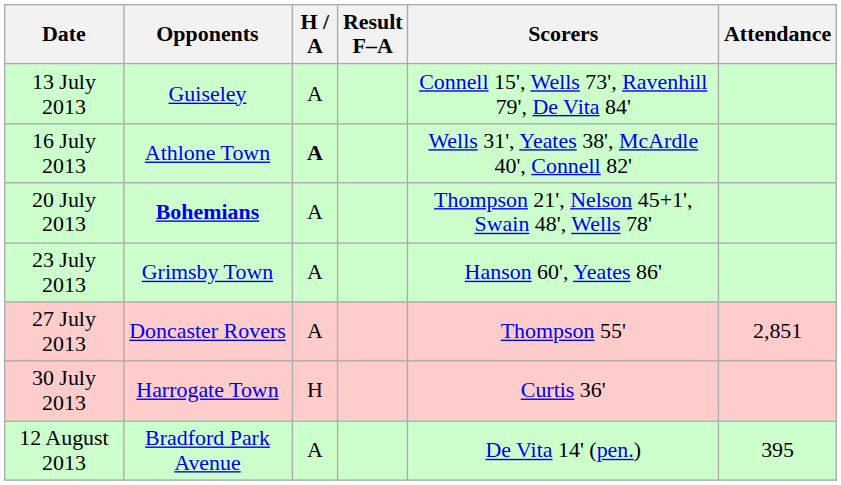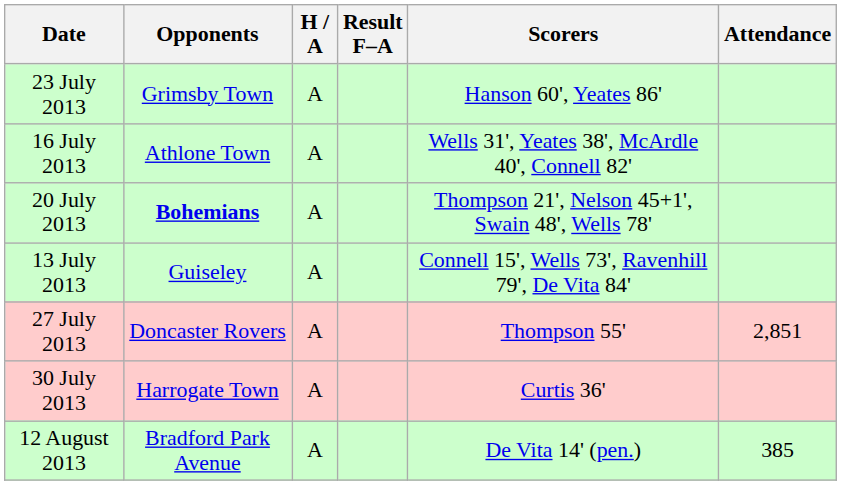rows swapped: (64, 93) <-> (64, 271)
(315, 153) bold -> (315, 153) normal
(315, 390) H -> (315, 390) A
(778, 450) 395 -> (778, 450) 385
